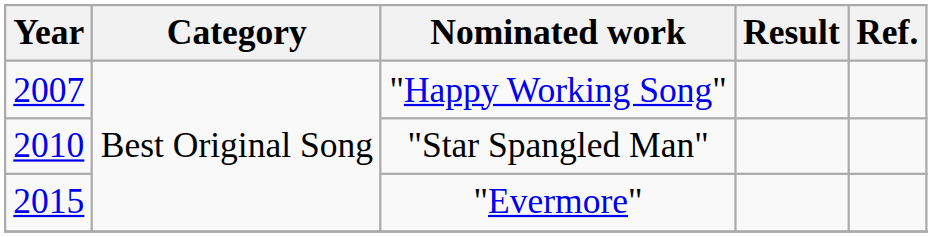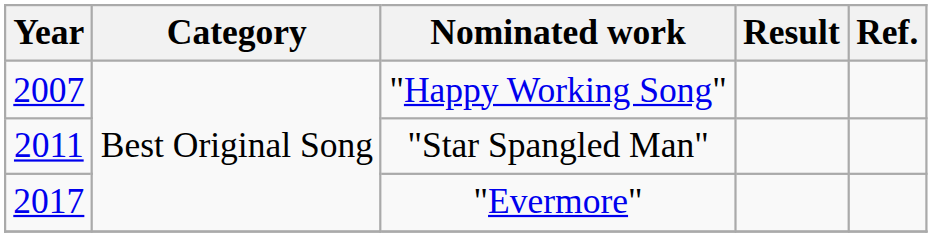(49, 145) 2010 -> (49, 145) 2011
(49, 201) 2015 -> (49, 201) 2017
